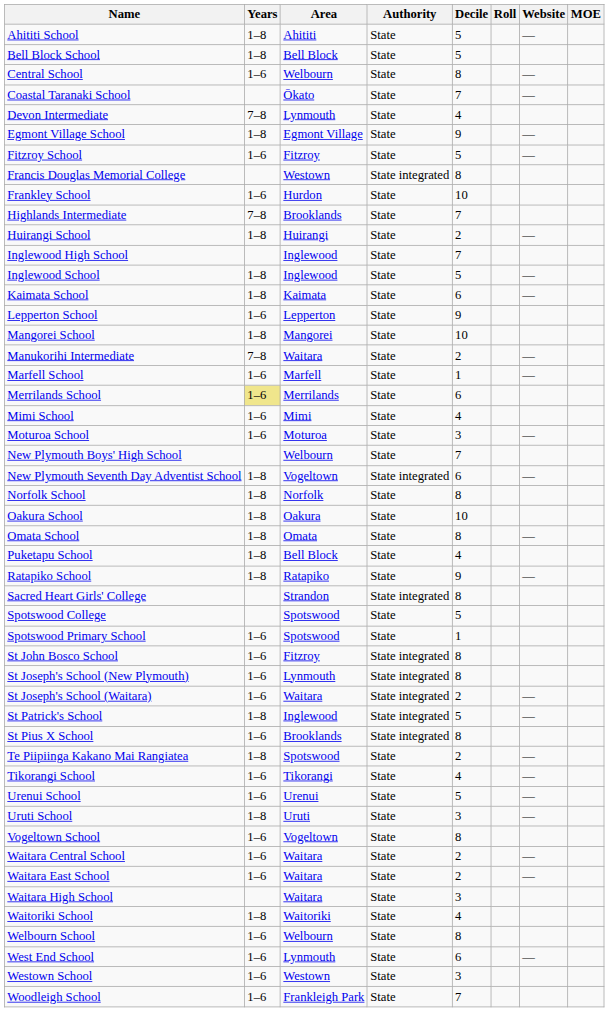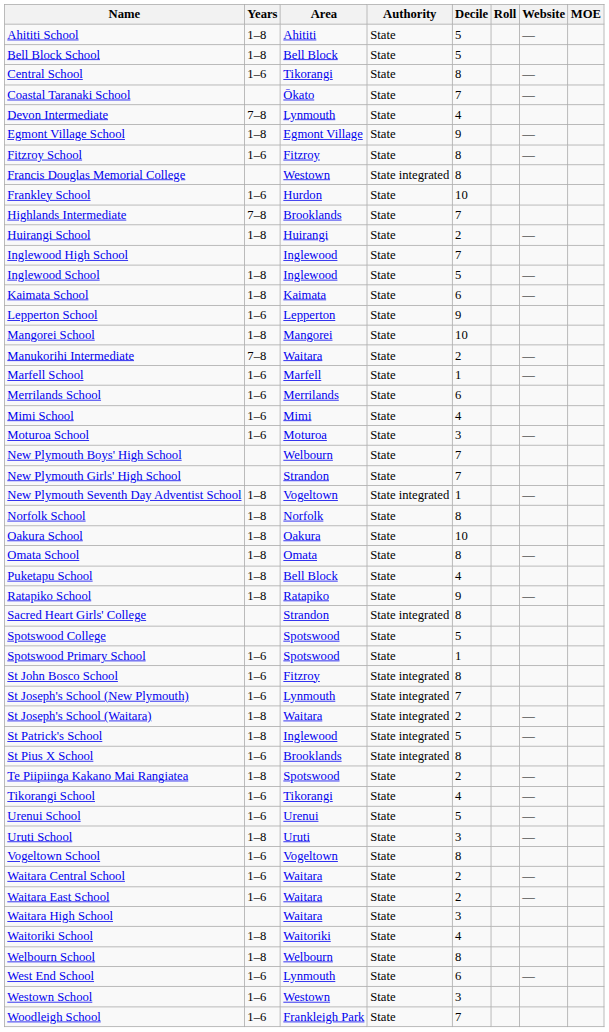(308, 74) Welbourn -> (308, 74) Tikorangi
(458, 154) 5 -> (458, 154) 8
(257, 395) khaki background -> (257, 395) no background
+ row: (94, 475)
(458, 475) 6 -> (458, 495) 1
(458, 676) 8 -> (458, 696) 7
(257, 696) 1–6 -> (257, 716) 1–8
(257, 936) 1–6 -> (257, 956) 1–8
